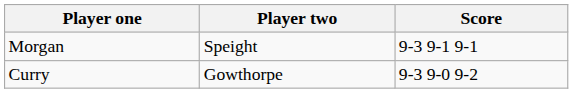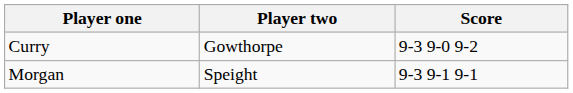rows swapped: (36, 46) <-> (29, 74)
